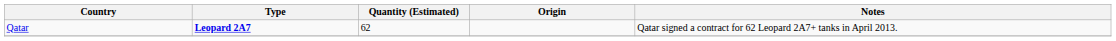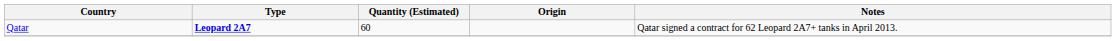(366, 28) 62 -> (366, 28) 60
